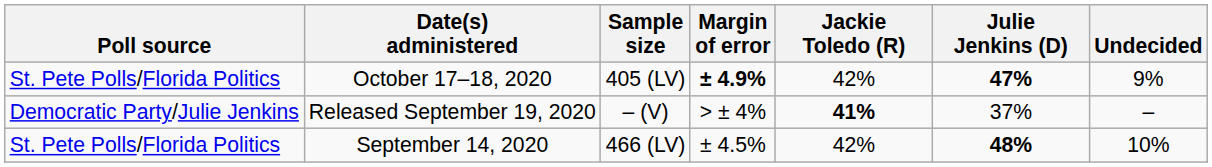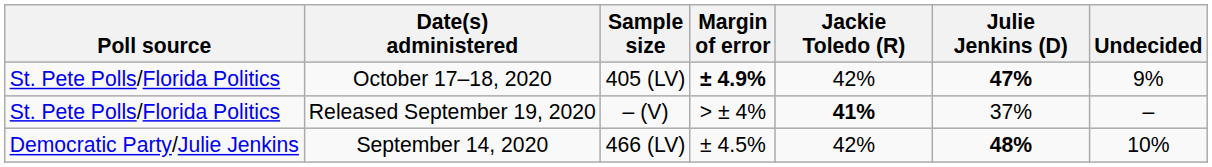(154, 112) Democratic Party/Julie Jenkins -> (145, 112) St. Pete Polls/Florida Politics
(145, 146) St. Pete Polls/Florida Politics -> (154, 146) Democratic Party/Julie Jenkins
